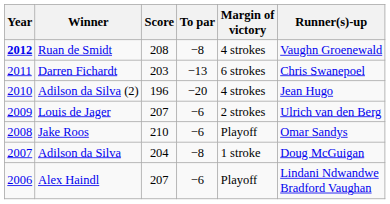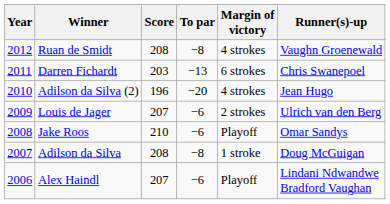(20, 50) bold -> (20, 50) normal
(159, 153) 204 -> (159, 153) 208
